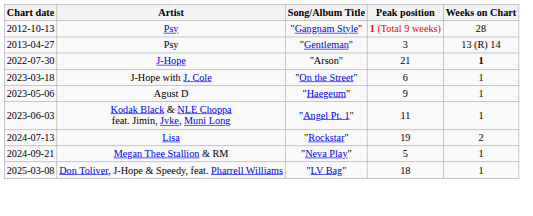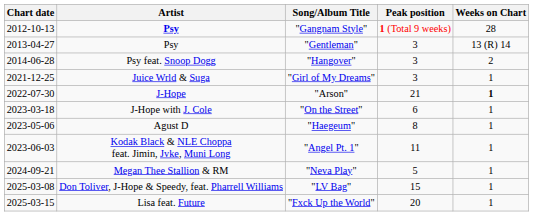(171, 28) normal -> (171, 28) bold
+ row: (331, 61)
+ row: (331, 77)
(405, 93) 9 -> (415, 126) 8
- row: (326, 137)
(405, 170) 18 -> (415, 186) 15
+ row: (331, 202)
